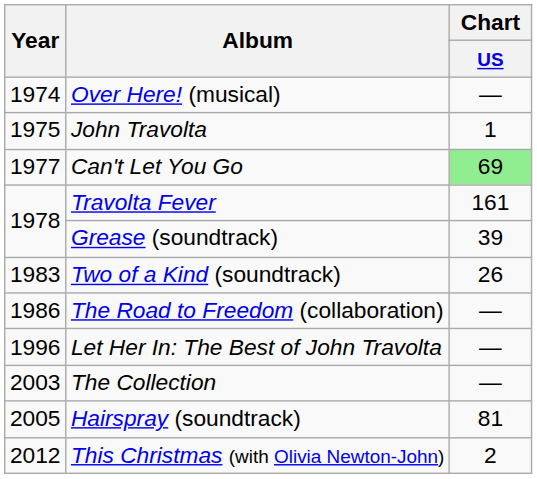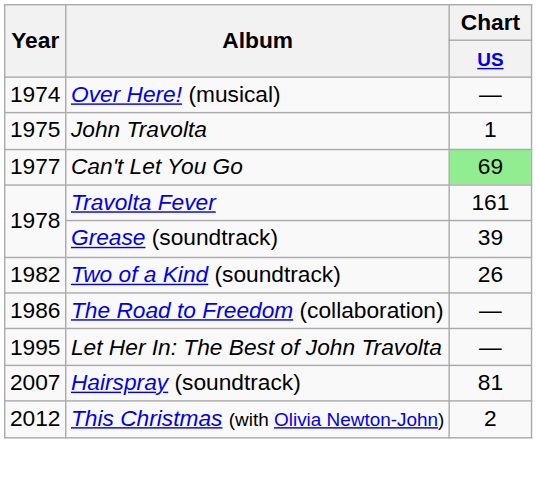(35, 274) 1983 -> (35, 274) 1982
(35, 346) 1996 -> (35, 346) 1995
- row: (144, 382)
(35, 418) 2005 -> (35, 382) 2007
